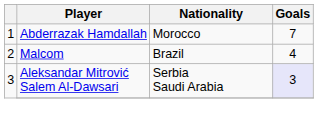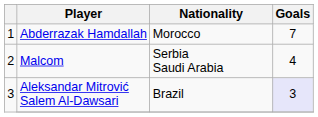(168, 53) Brazil -> (188, 61) Serbia Saudi Arabia
(188, 80) Serbia Saudi Arabia -> (168, 94) Brazil
